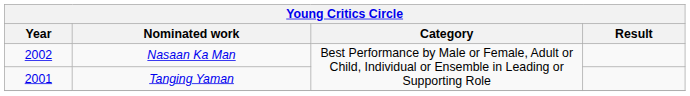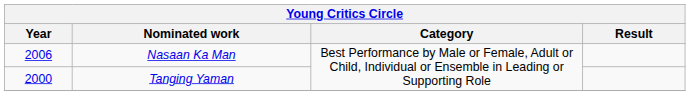(38, 55) 2002 -> (38, 55) 2006
(38, 79) 2001 -> (38, 79) 2000
